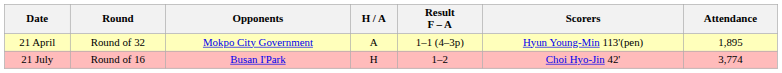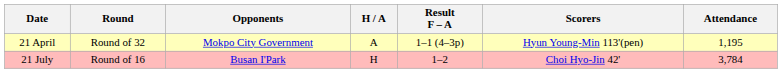(730, 42) 1,895 -> (730, 42) 1,195
(730, 59) 3,774 -> (730, 59) 3,784
